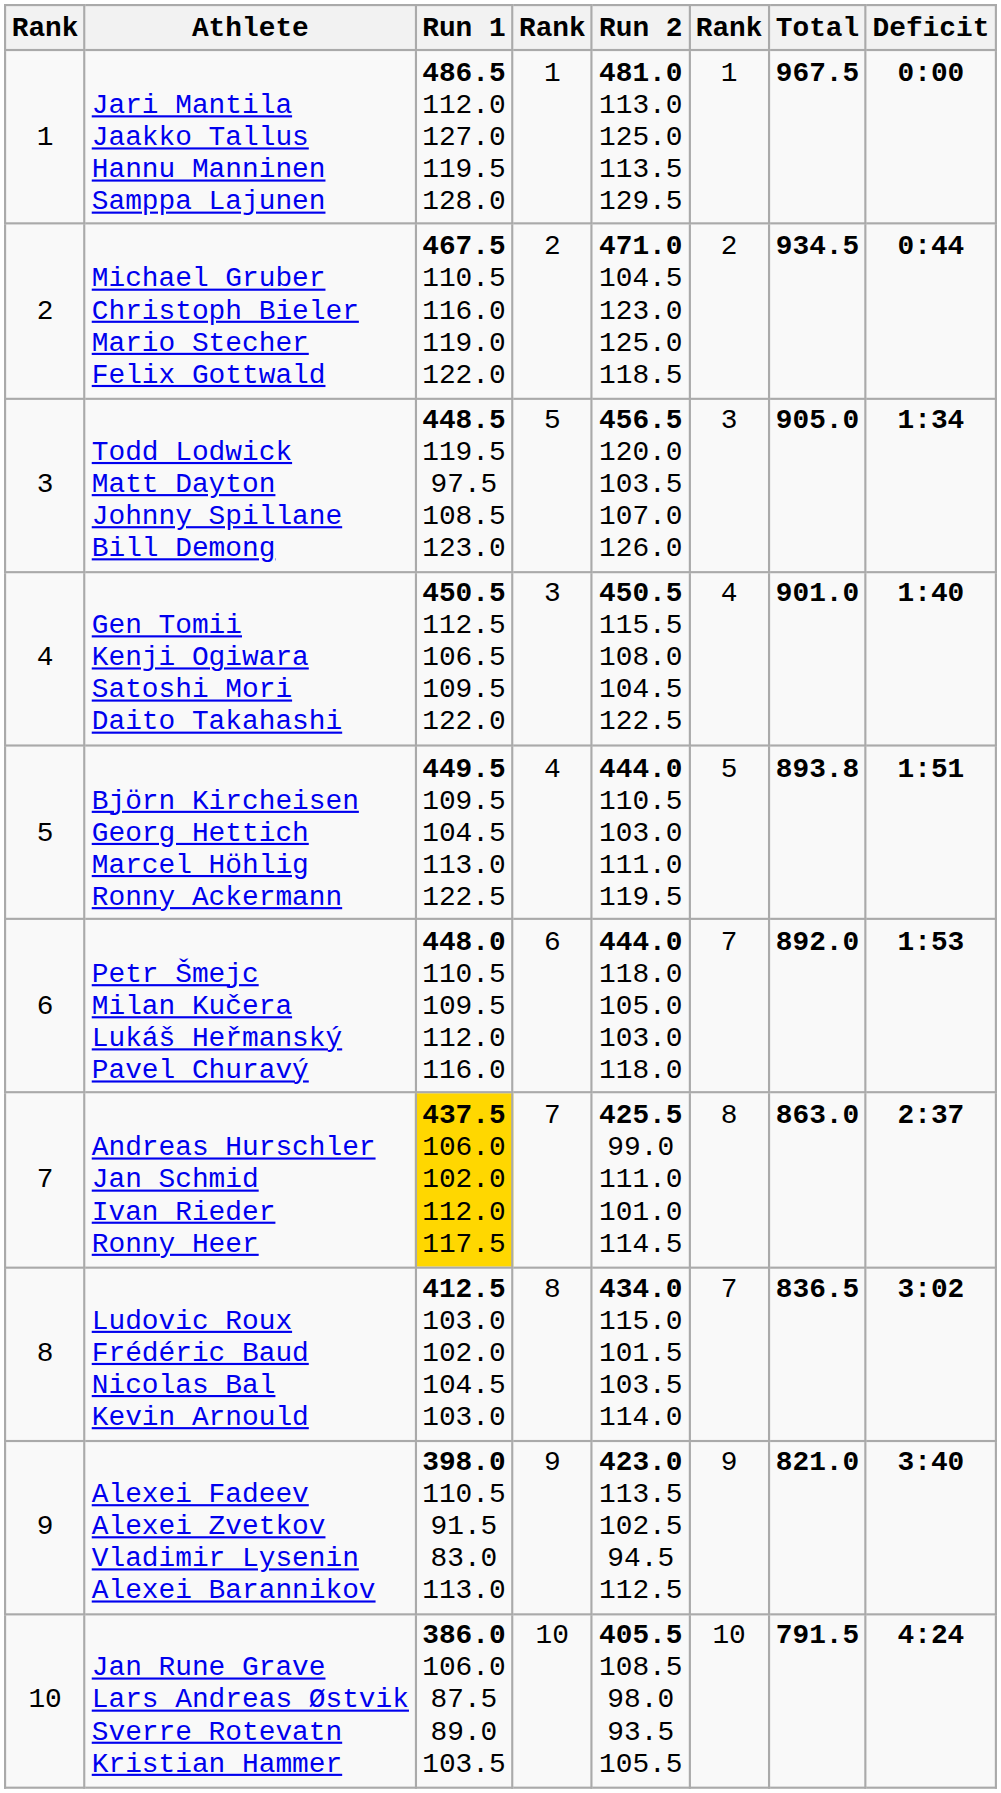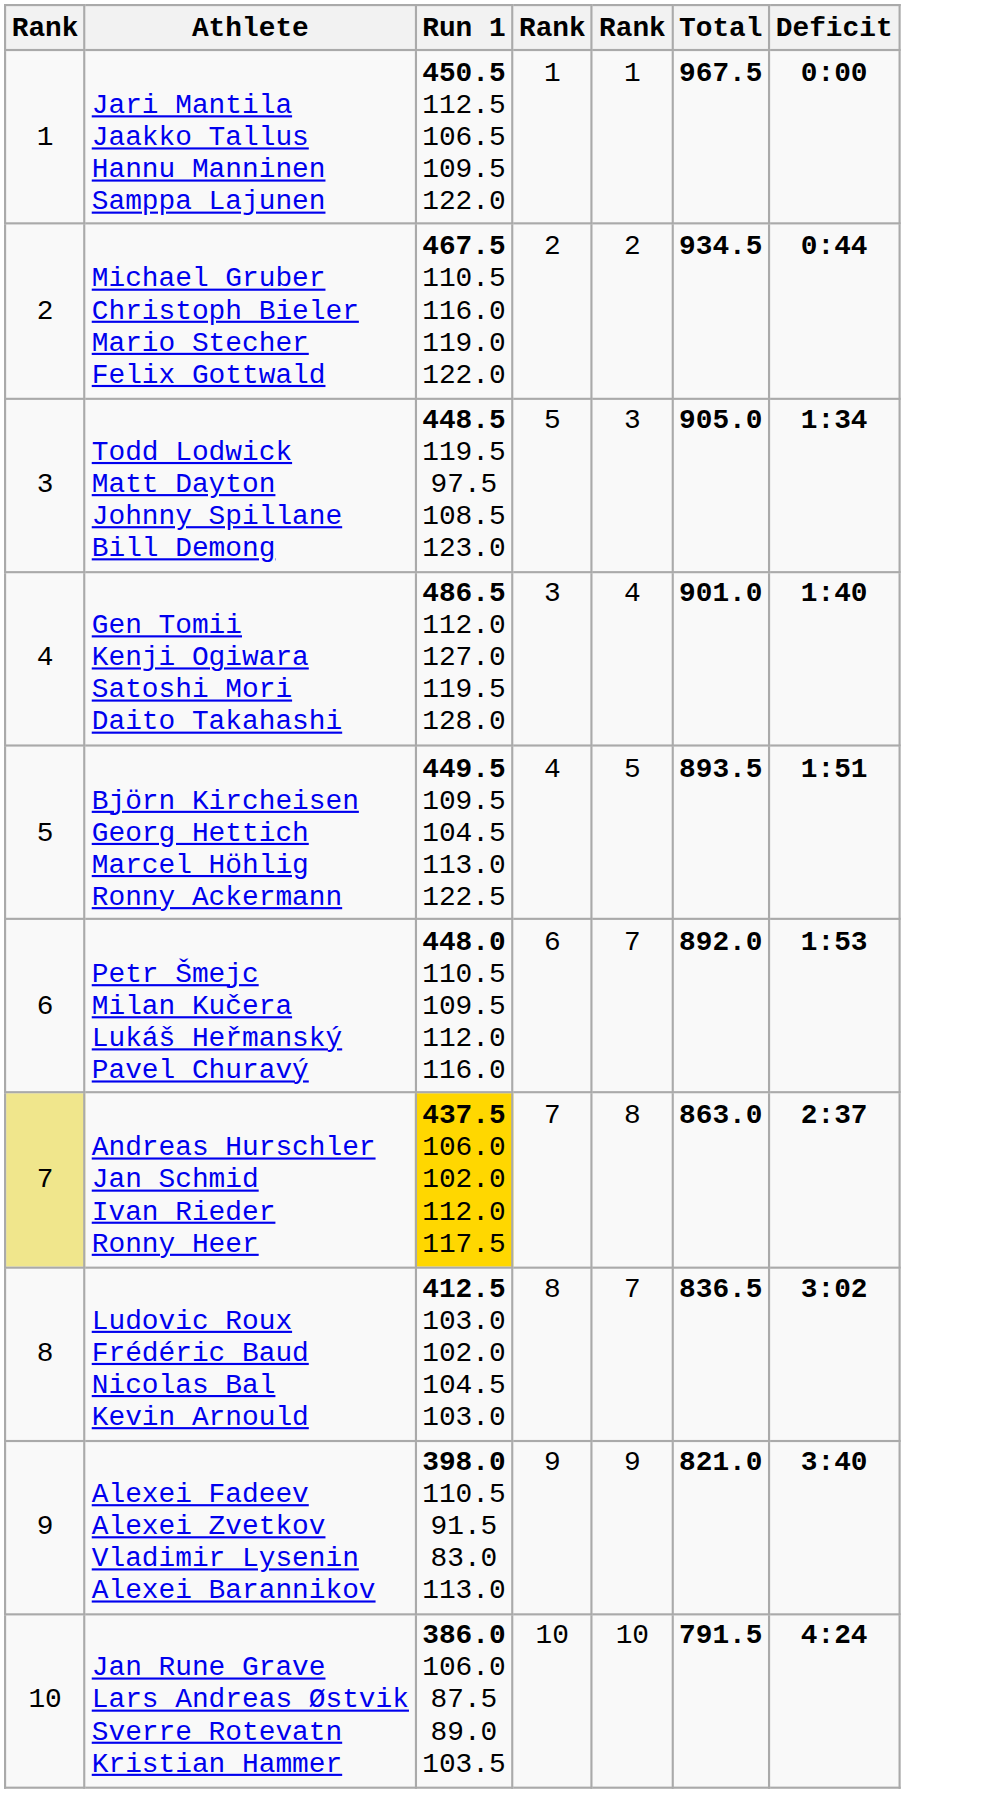- column: (641, 28)
(464, 137) 486.5 112.0 127.0 119.5 128.0 -> (464, 137) 450.5 112.5 106.5 109.5 122.0
(464, 659) 450.5 112.5 106.5 109.5 122.0 -> (464, 659) 486.5 112.0 127.0 119.5 128.0
(818, 768) 893.8 -> (721, 768) 893.5
(45, 1180) no background -> (45, 1180) khaki background
